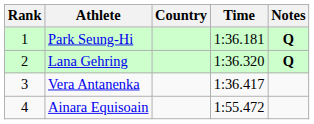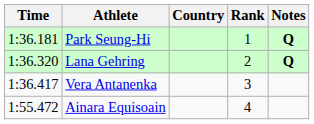columns swapped: (25, 15) <-> (239, 15)
